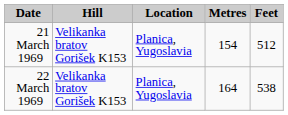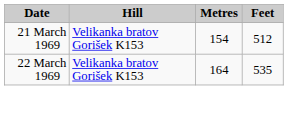- column: (169, 13)
(266, 88) 538 -> (263, 69) 535
